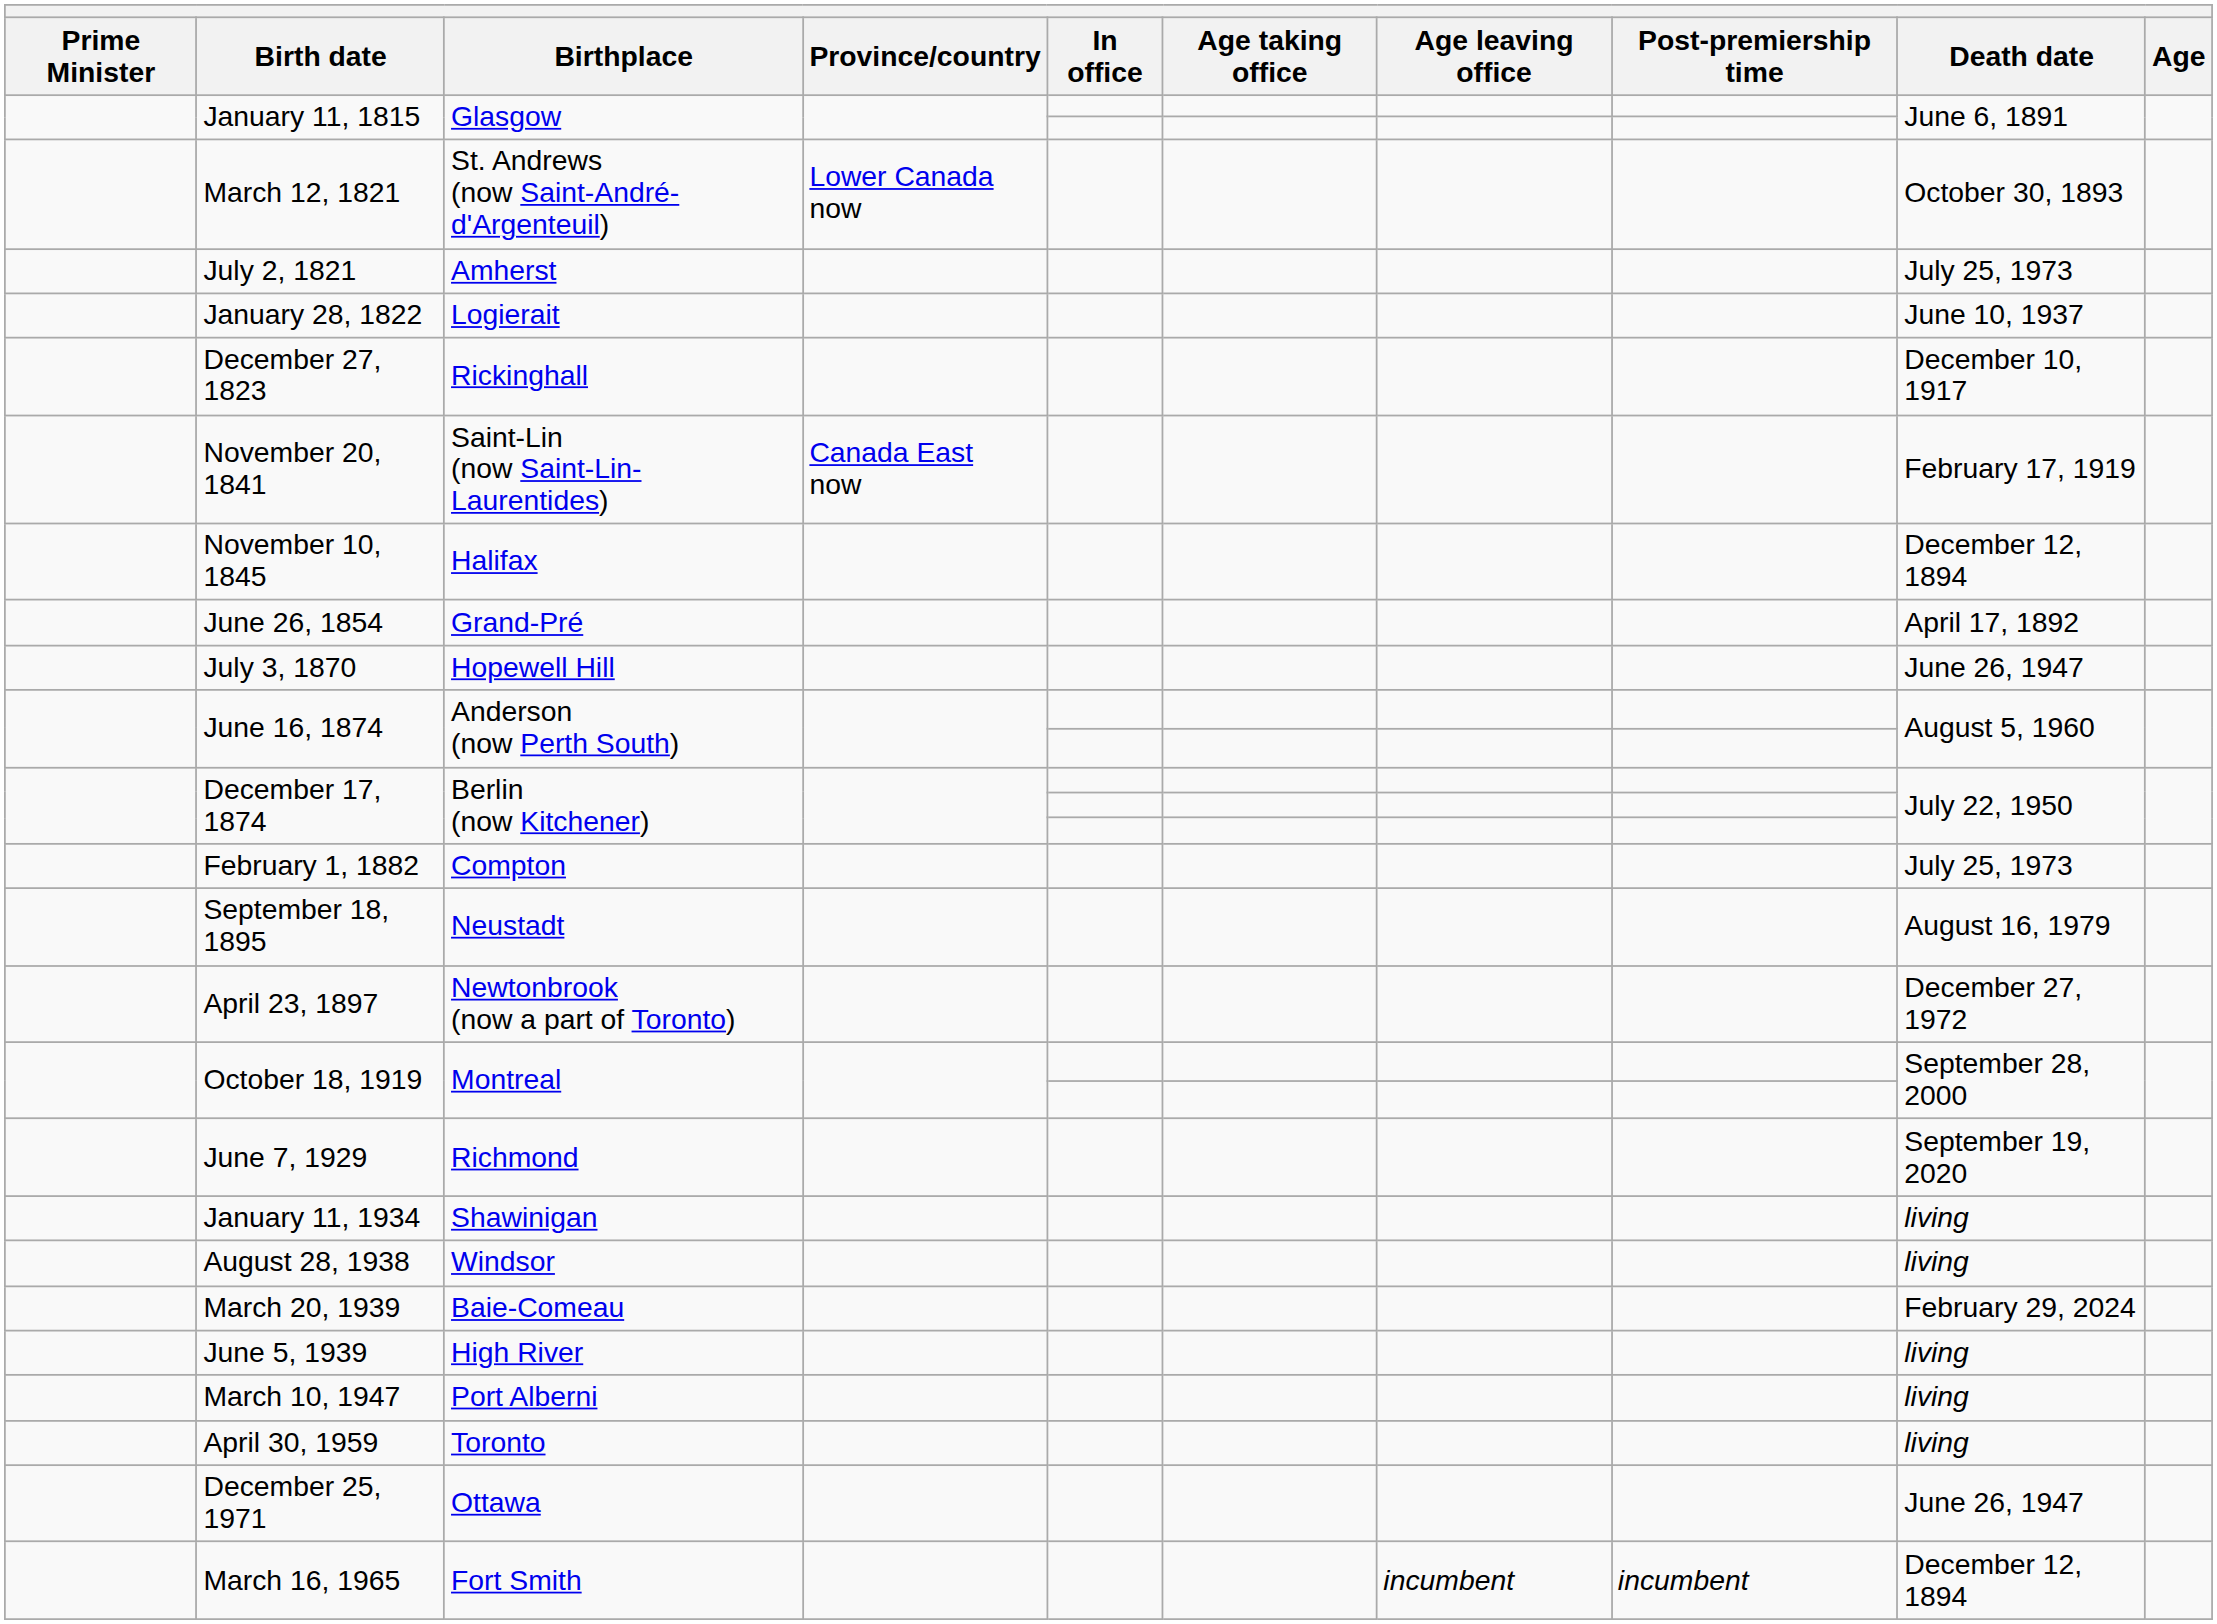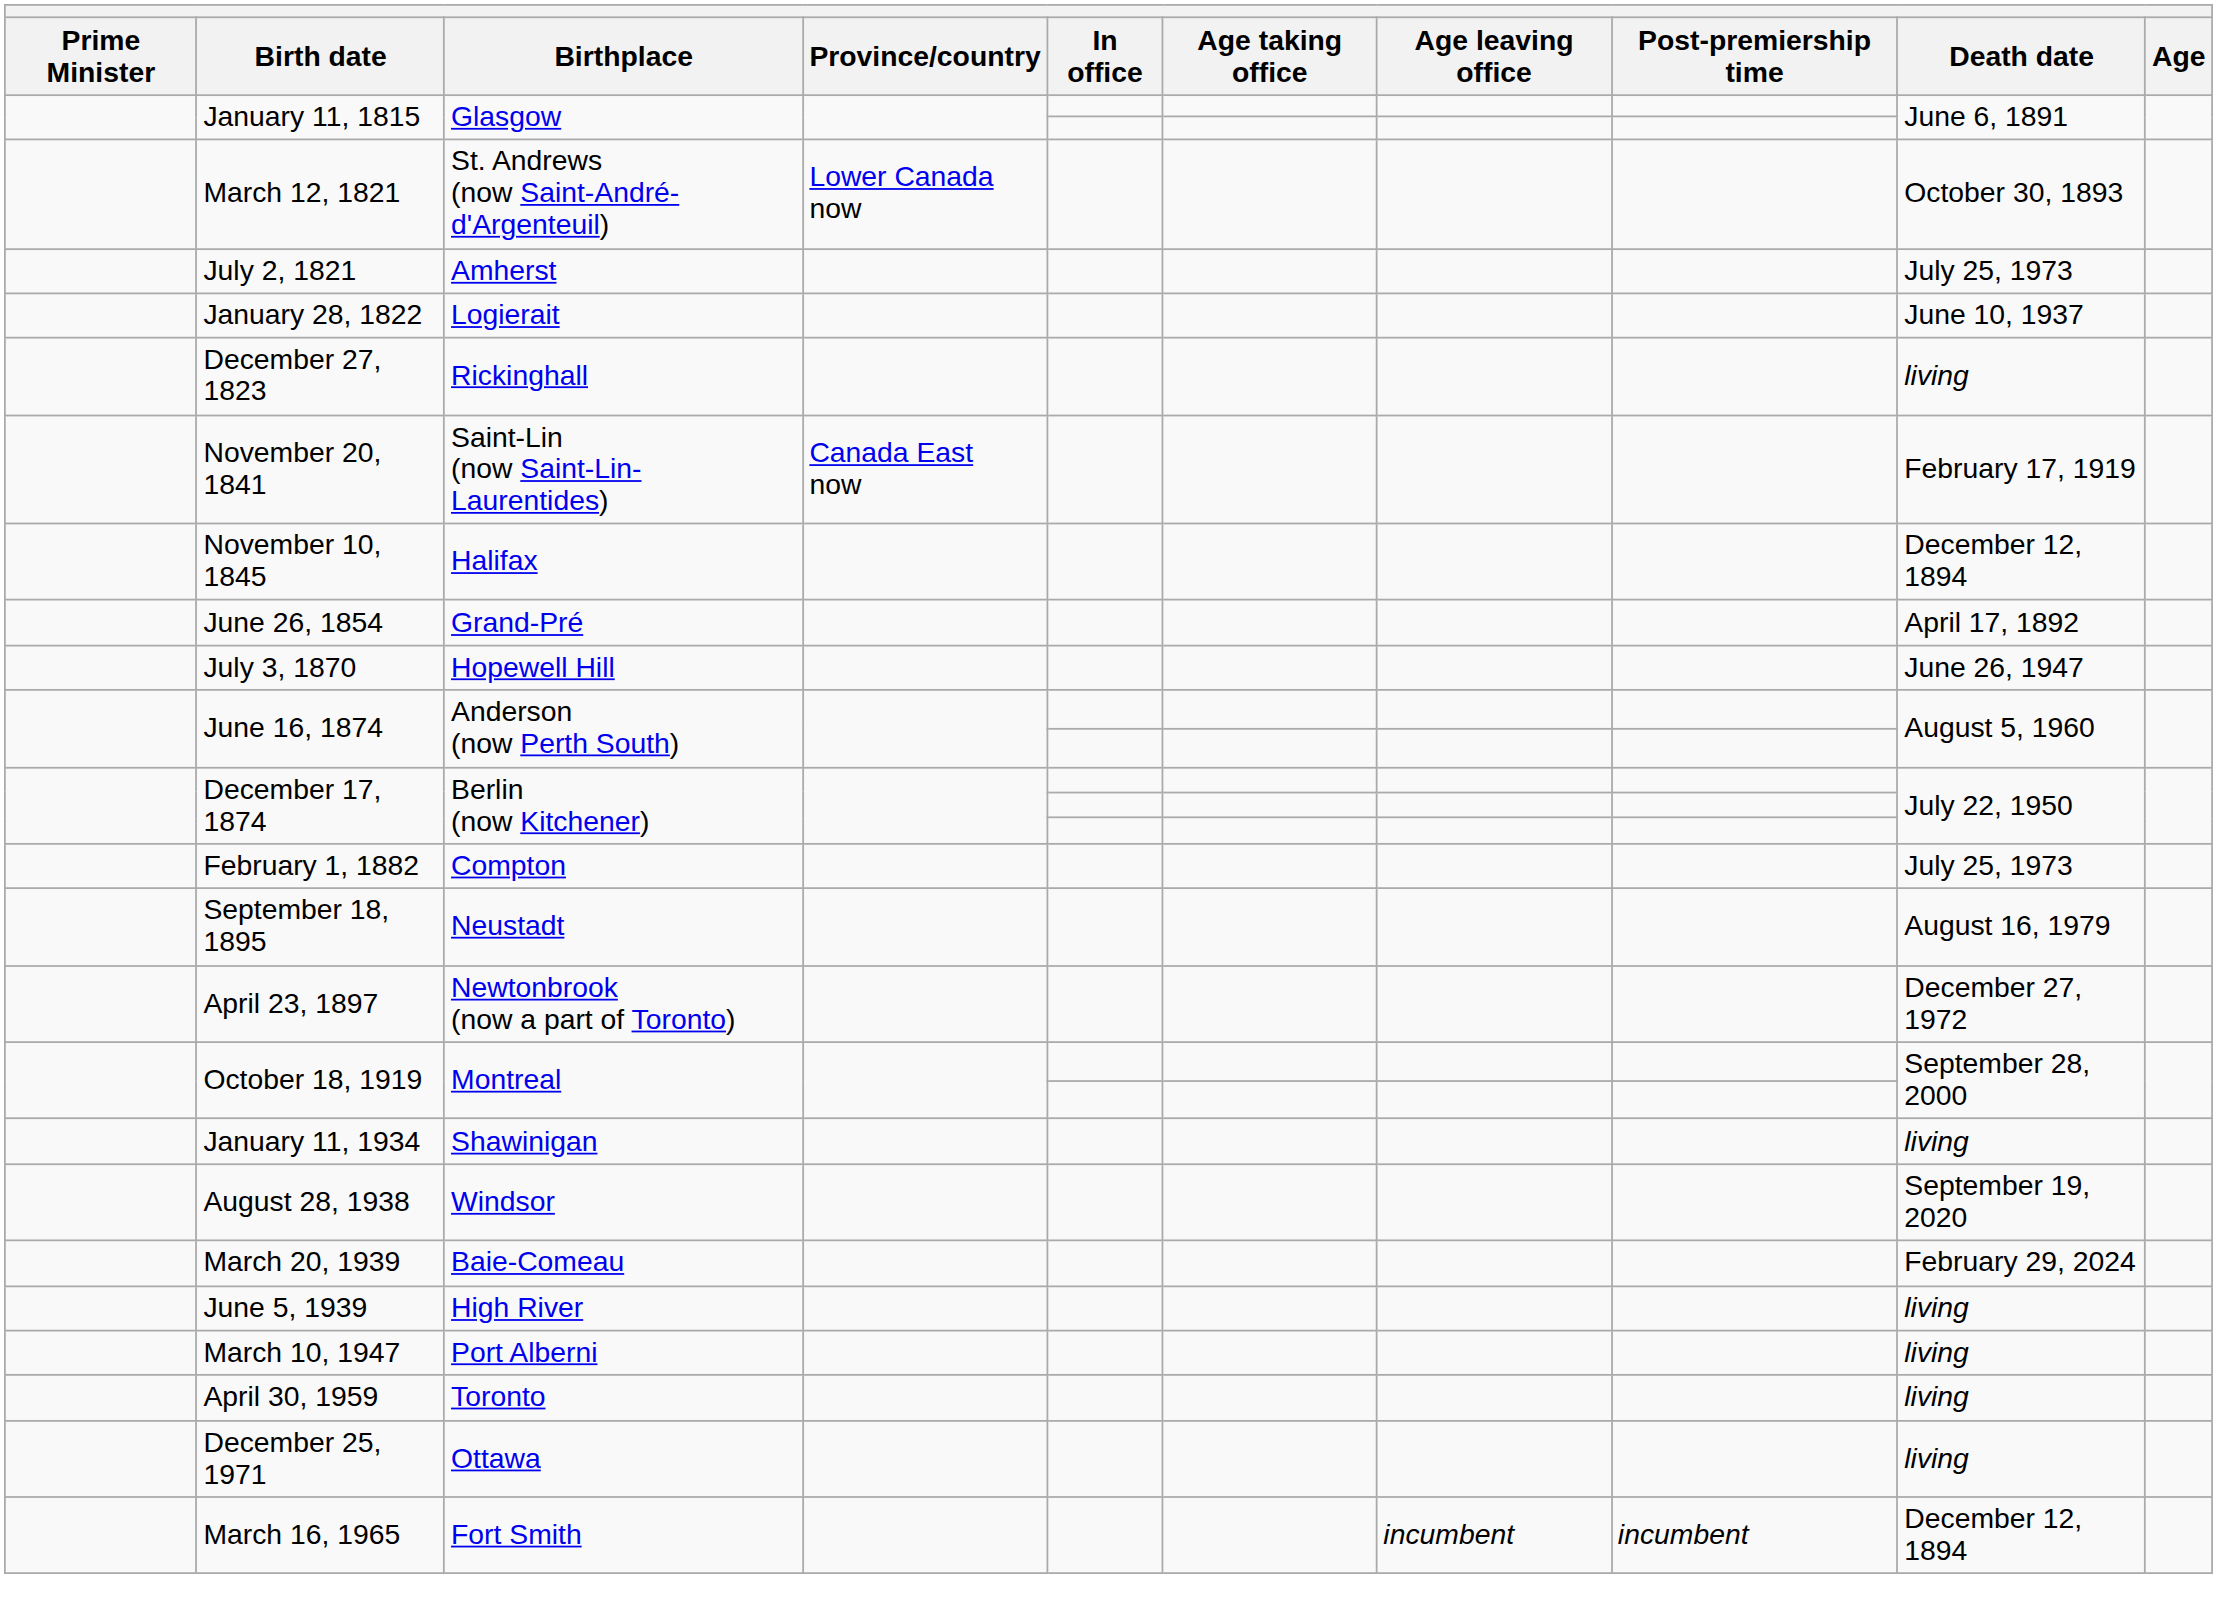(1993, 376) December 10, 1917 -> (1937, 376) living
- row: (285, 1156)
(1937, 1262) living -> (1997, 1201) September 19, 2020
(1994, 1503) June 26, 1947 -> (1937, 1458) living
